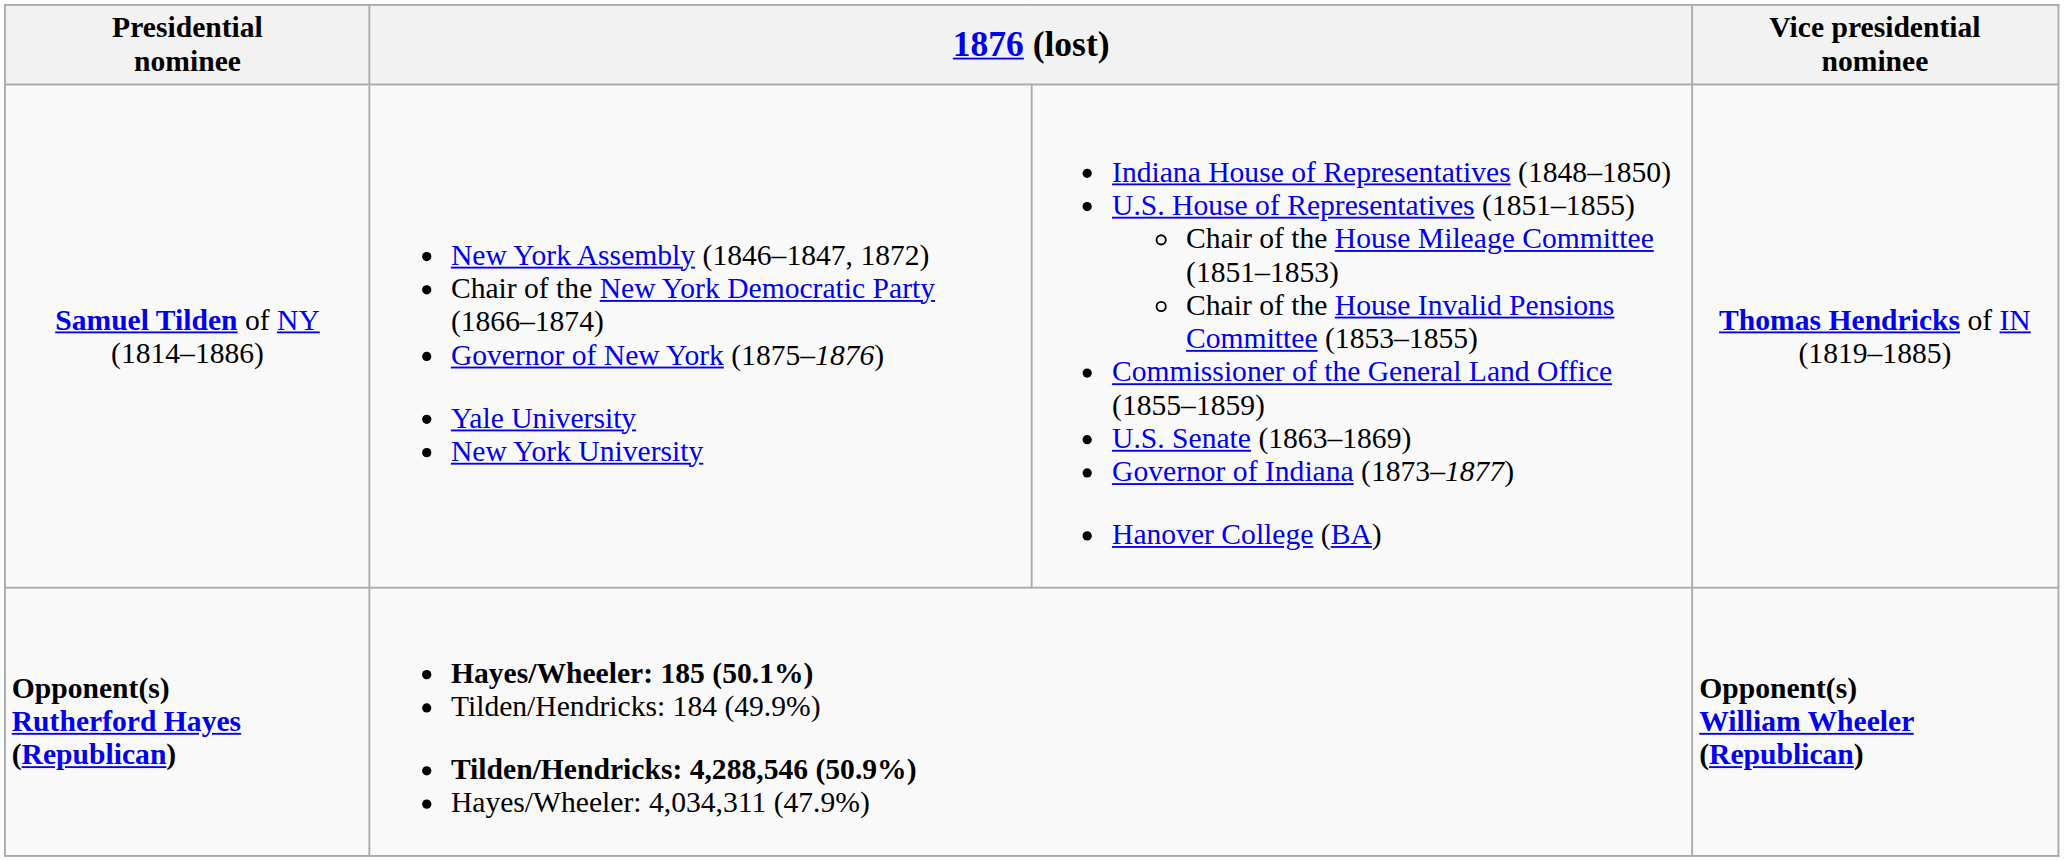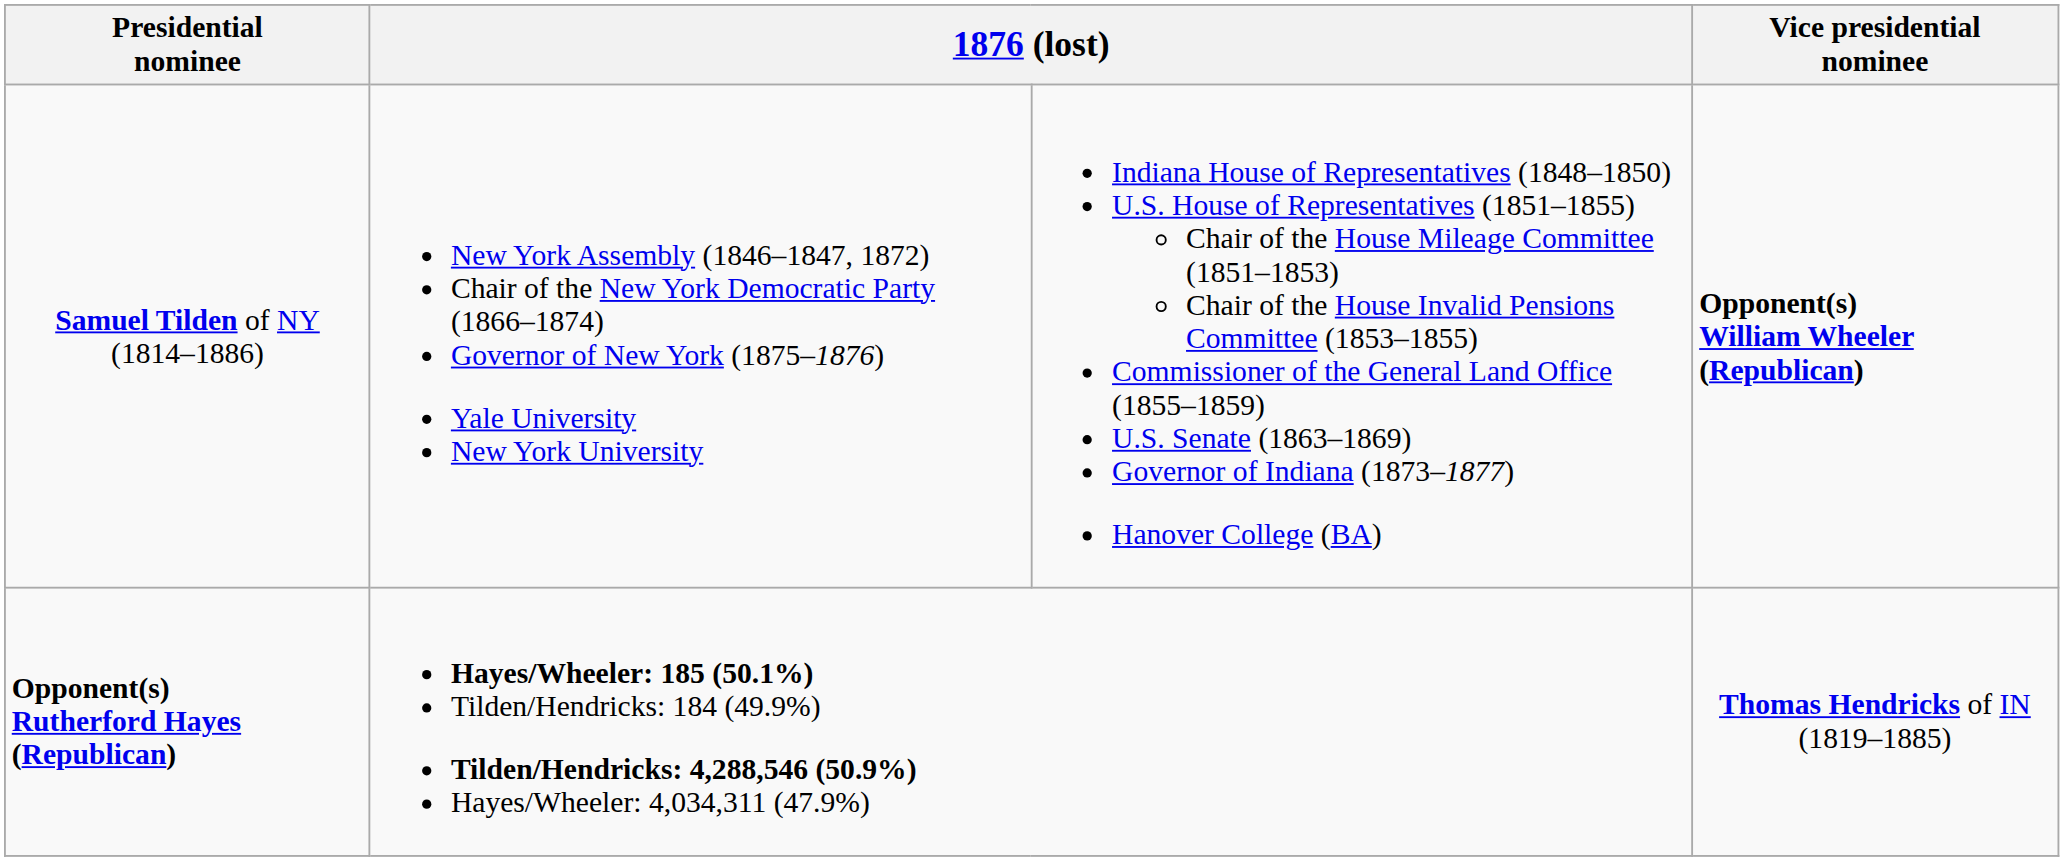(1875, 335) Thomas Hendricks of IN (1819–1885) -> (1806, 335) Opponent(s) William Wheeler (Republican)
(1806, 721) Opponent(s) William Wheeler (Republican) -> (1875, 721) Thomas Hendricks of IN (1819–1885)
